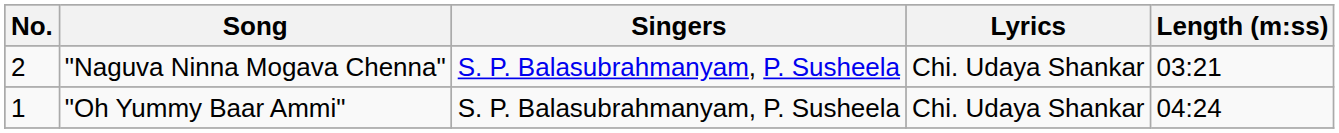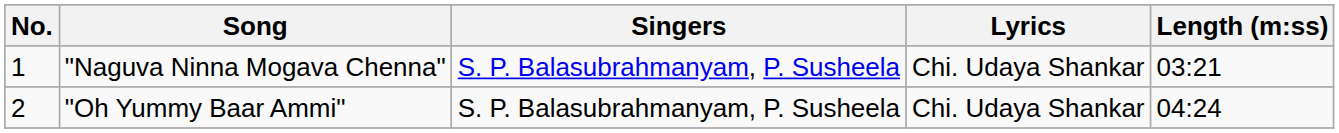(18, 67) 2 -> (18, 67) 1
(18, 108) 1 -> (18, 108) 2
